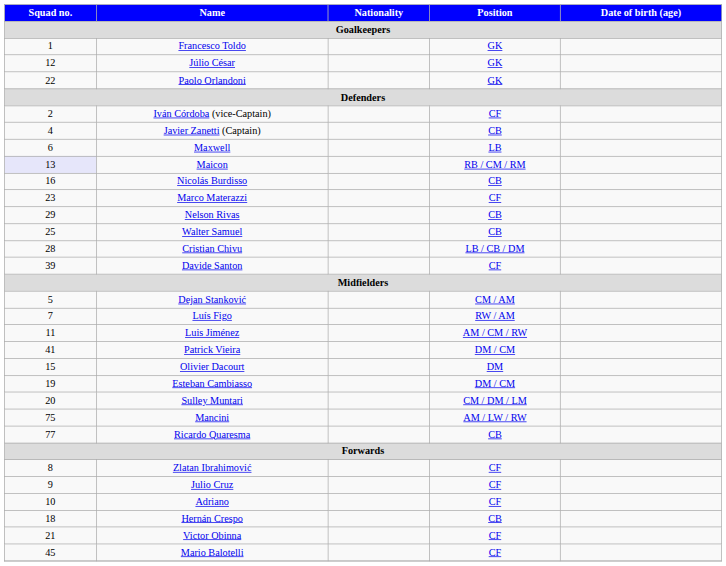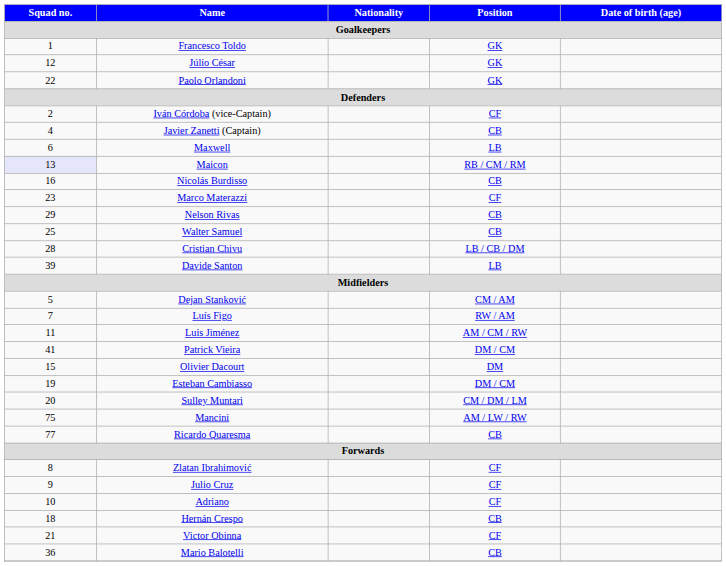(495, 266) CF -> (495, 266) LB
(50, 552) 45 -> (50, 552) 36
(495, 552) CF -> (495, 552) CB
